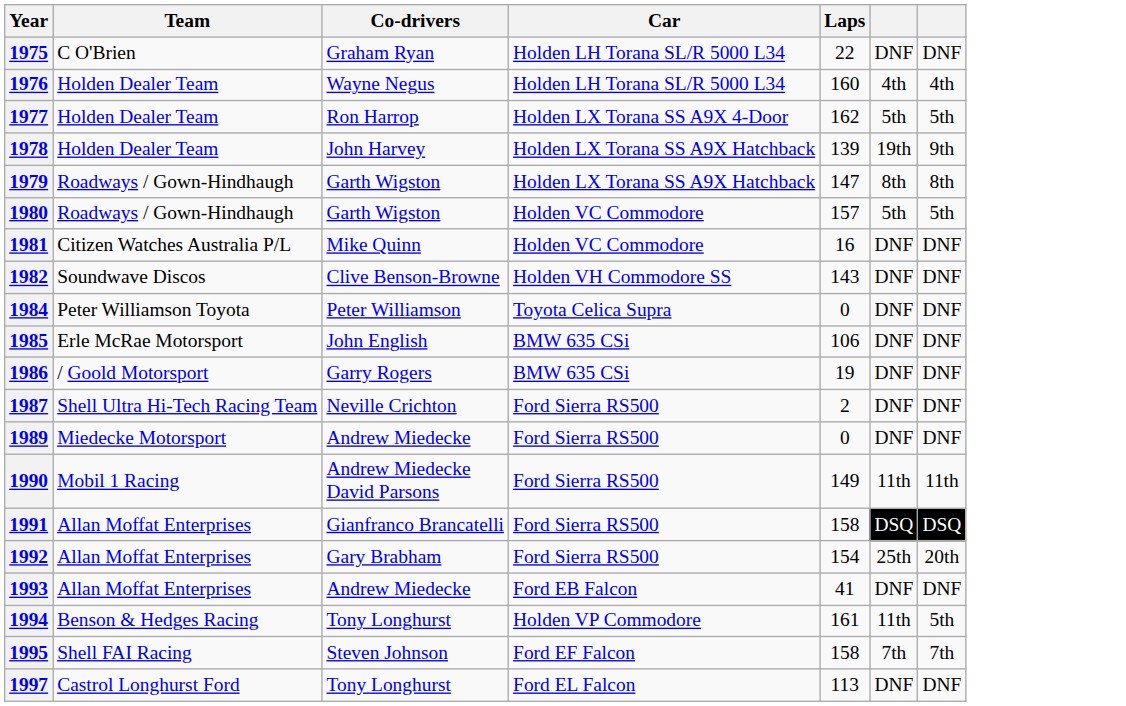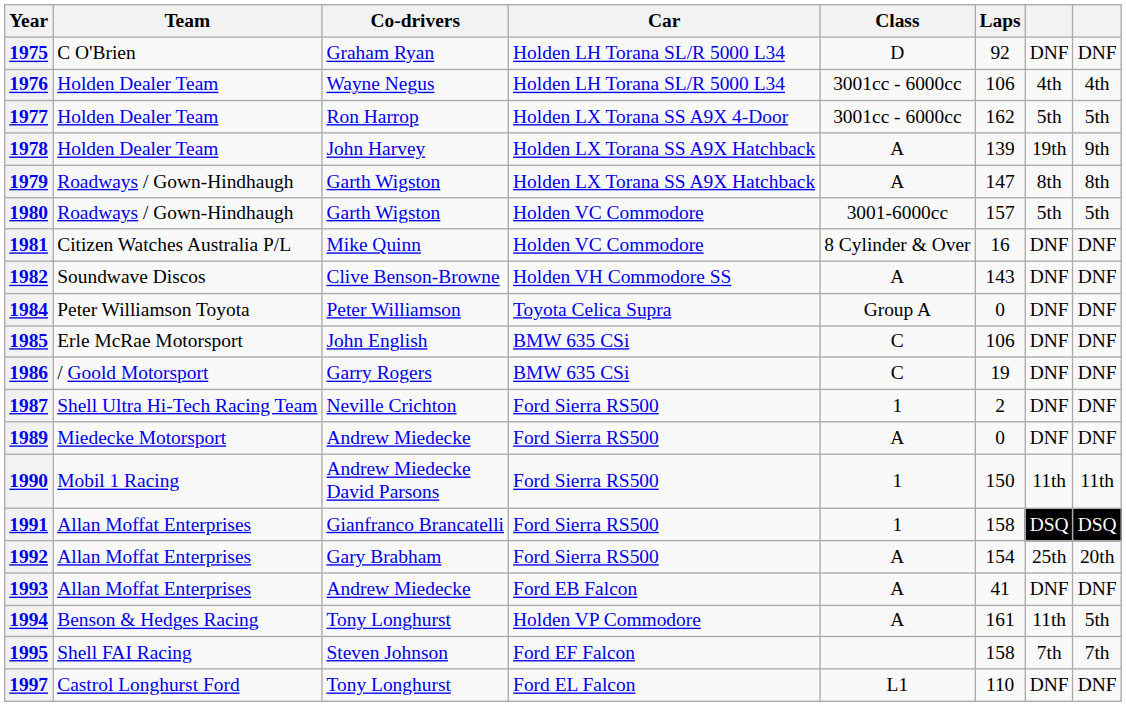+ column: (897, 20)
(845, 52) 22 -> (1000, 52) 92
(845, 85) 160 -> (1000, 85) 106
(845, 481) 149 -> (1000, 481) 150
(845, 685) 113 -> (1000, 685) 110
